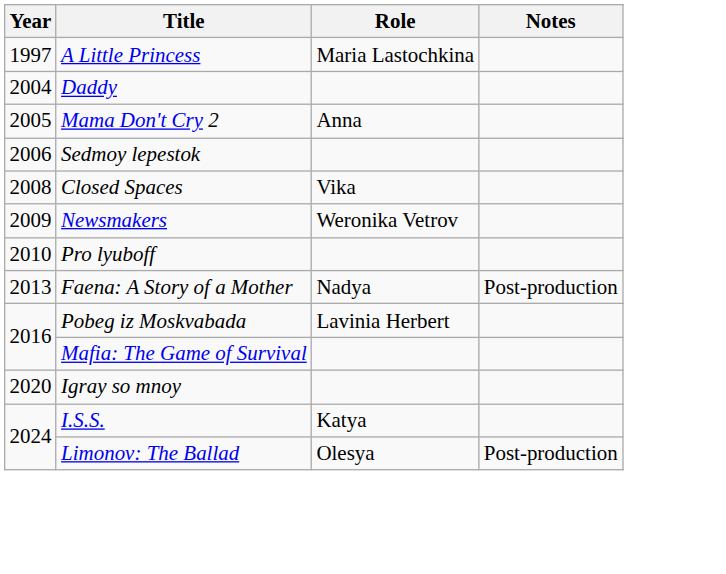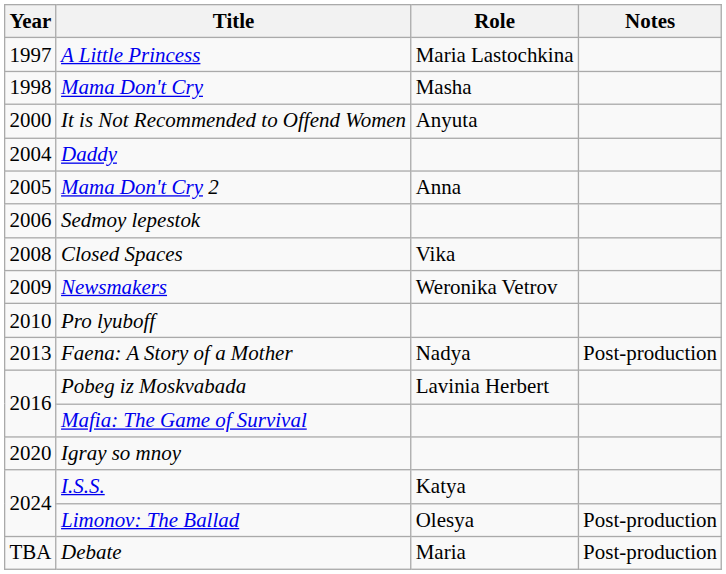+ row: (132, 87)
+ row: (234, 120)
+ row: (91, 552)
